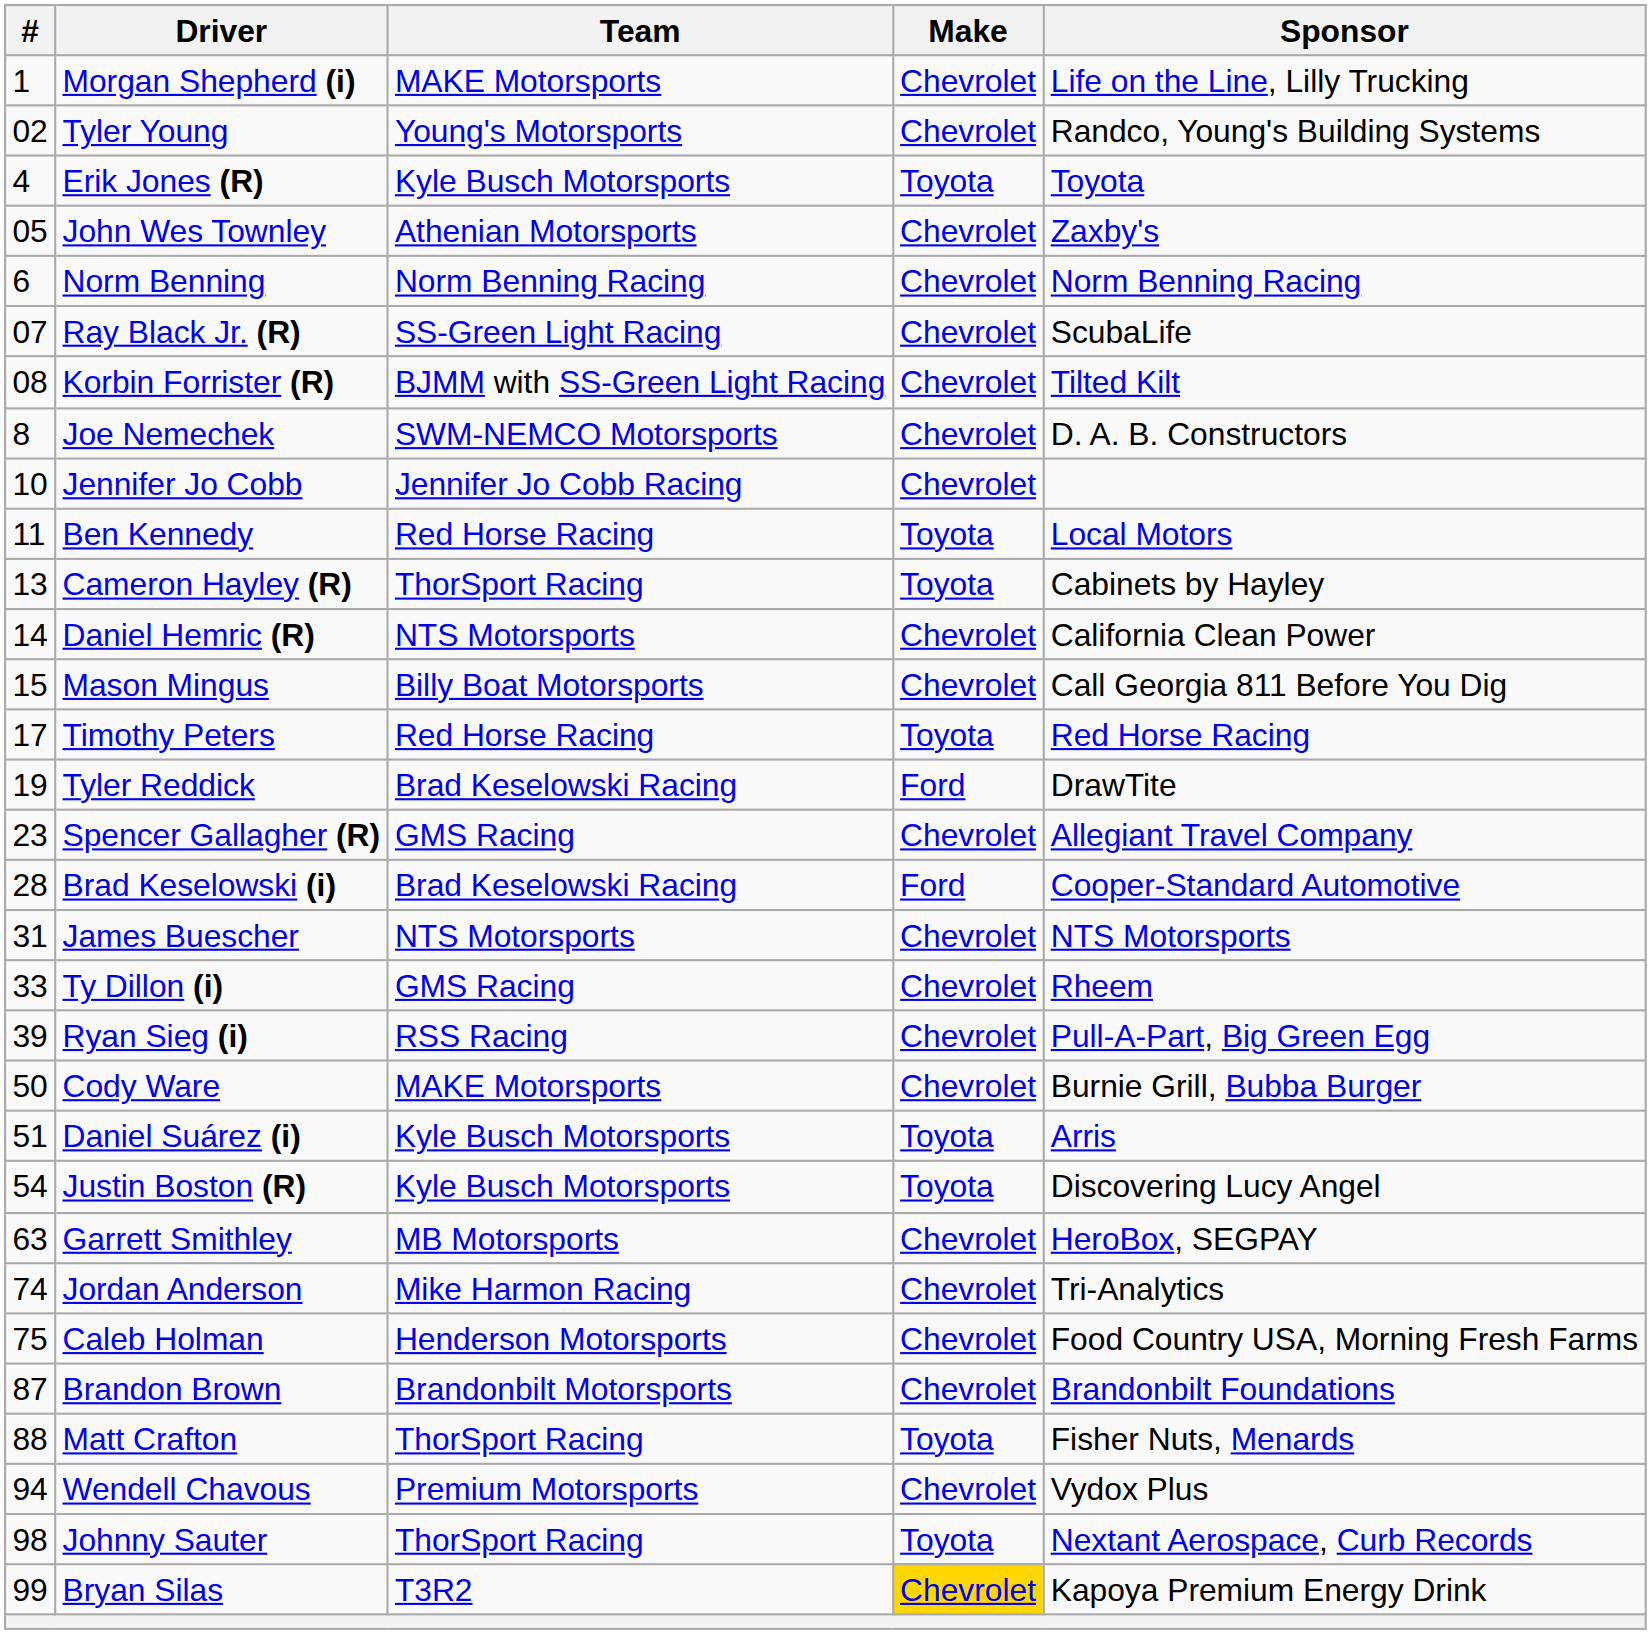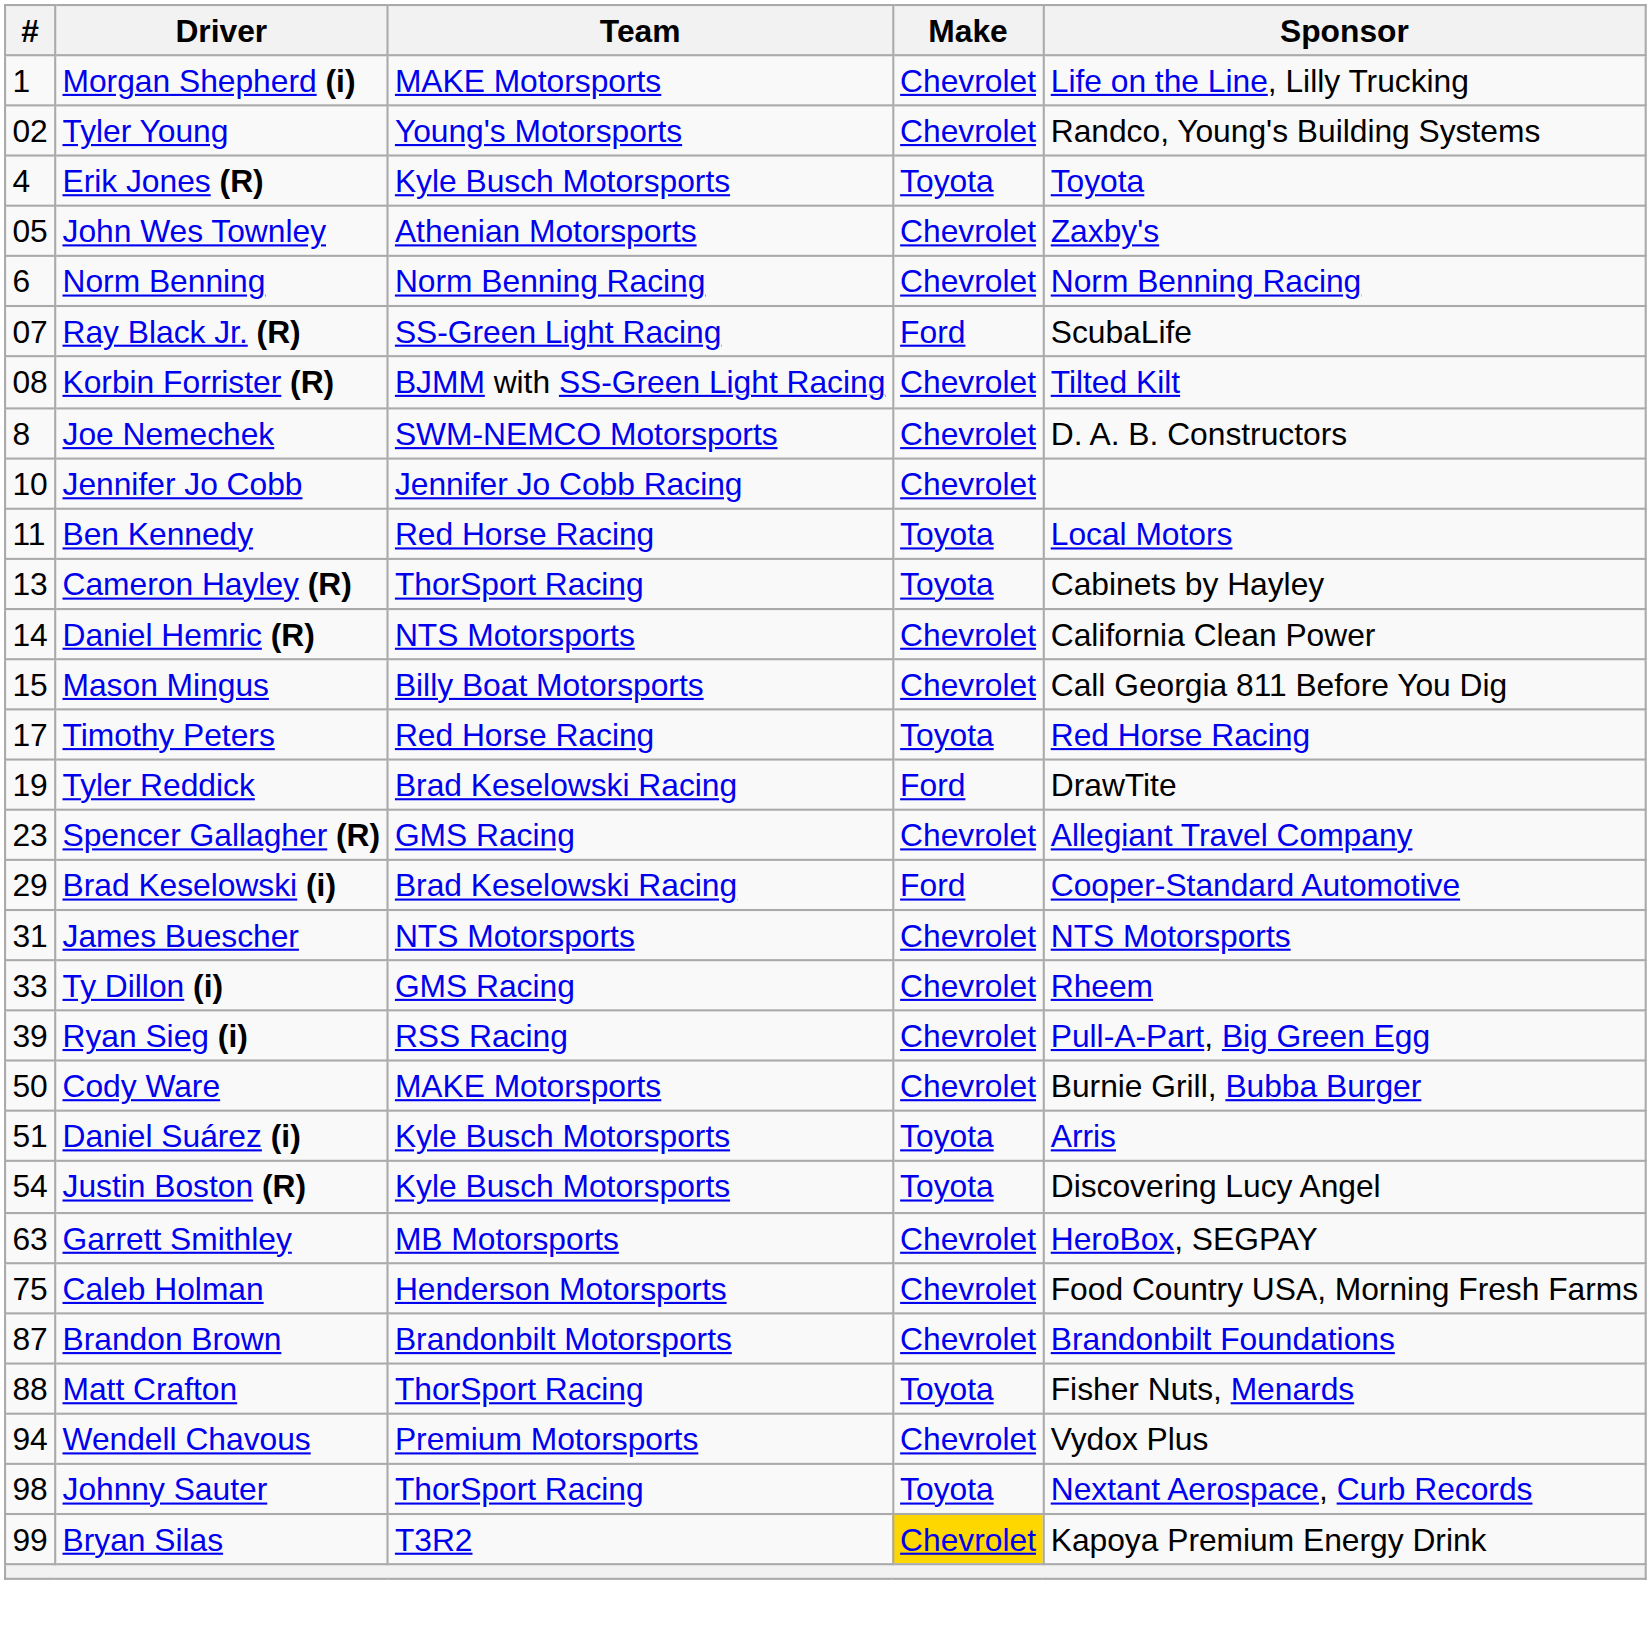(968, 332) Chevrolet -> (933, 332) Ford
(30, 885) 28 -> (30, 885) 29
- row: (183, 1288)
